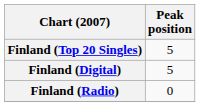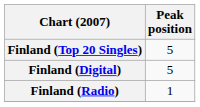(170, 91) 0 -> (170, 91) 1
